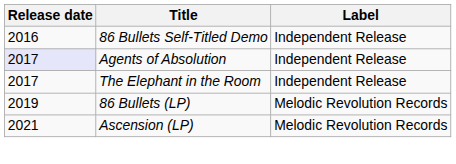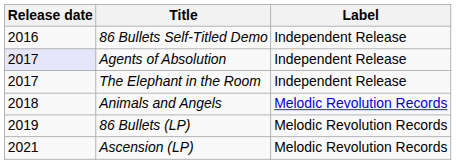+ row: (160, 103)
